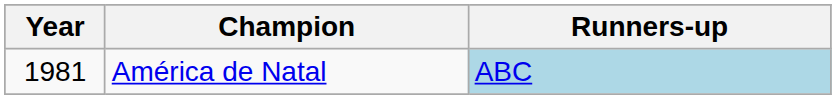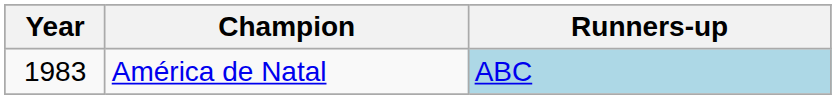(55, 71) 1981 -> (55, 71) 1983
